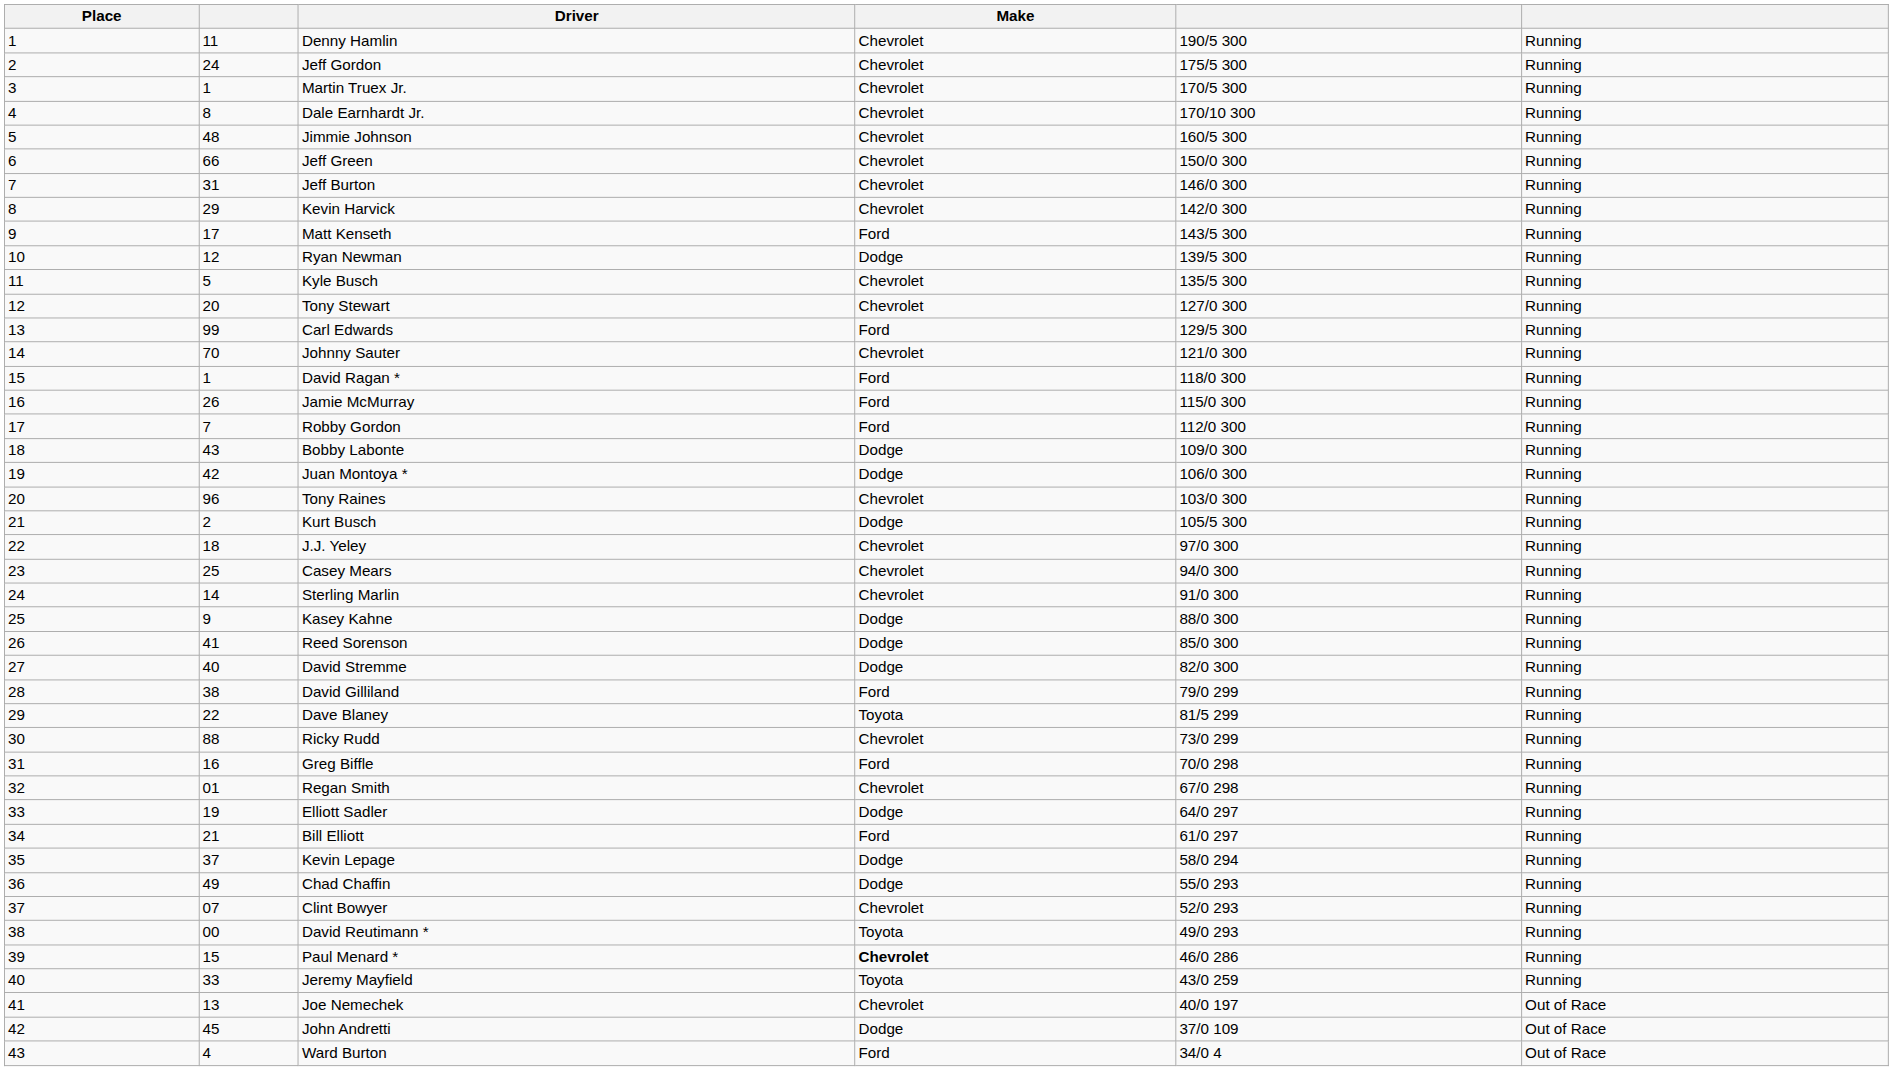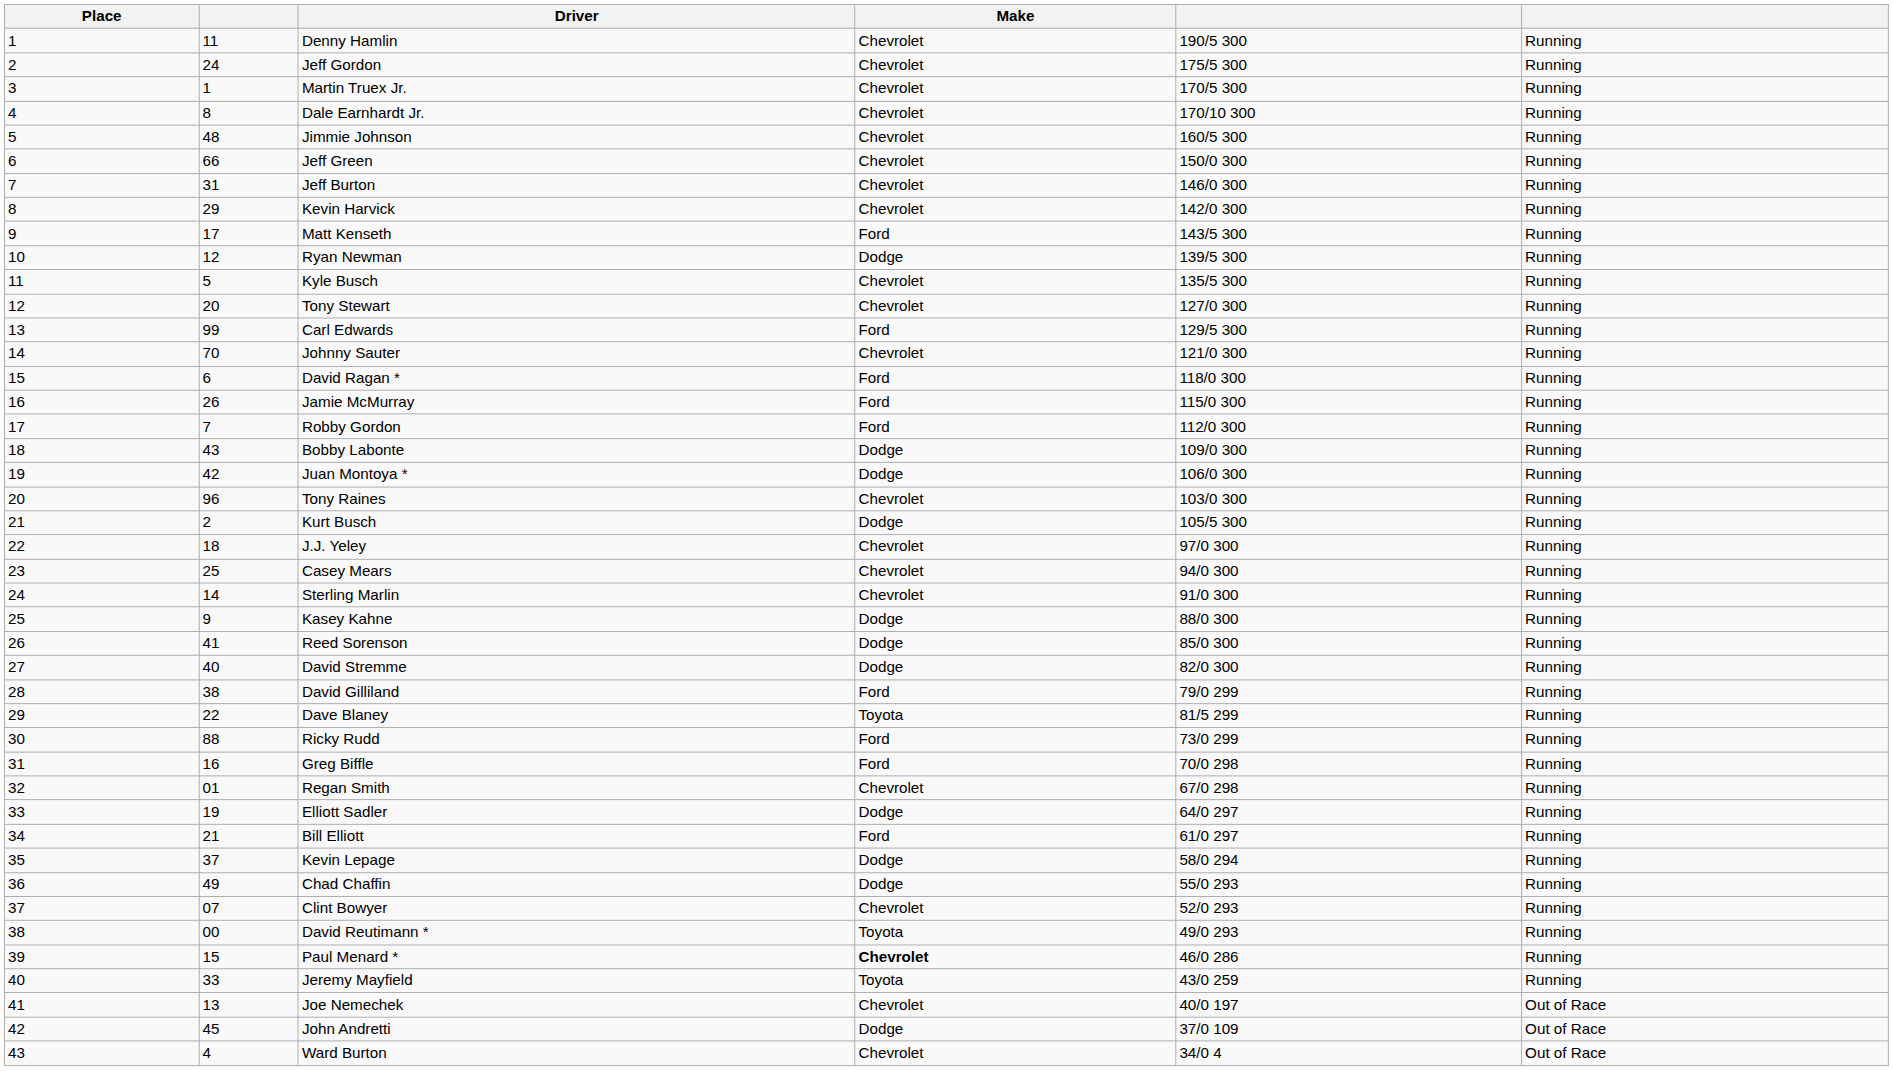(207, 378) 1 -> (207, 378) 6
(891, 739) Chevrolet -> (874, 739) Ford
(874, 1053) Ford -> (891, 1053) Chevrolet
